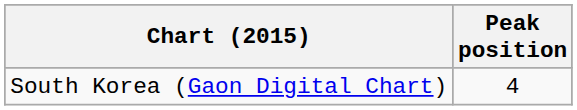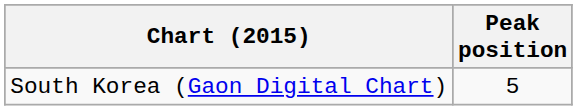(513, 87) 4 -> (513, 87) 5
